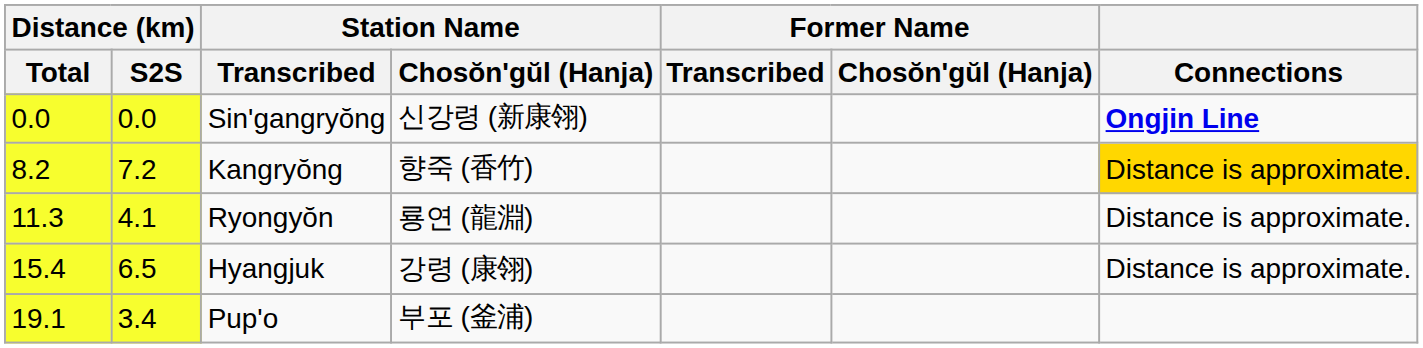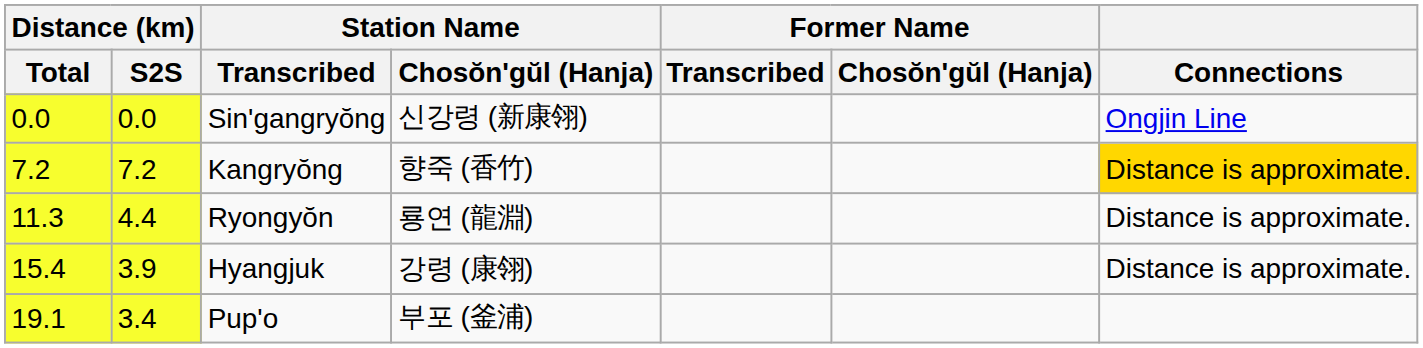(1182, 119) bold -> (1176, 119) normal
(31, 169) 8.2 -> (31, 169) 7.2
(137, 219) 4.1 -> (137, 219) 4.4
(137, 268) 6.5 -> (137, 268) 3.9
